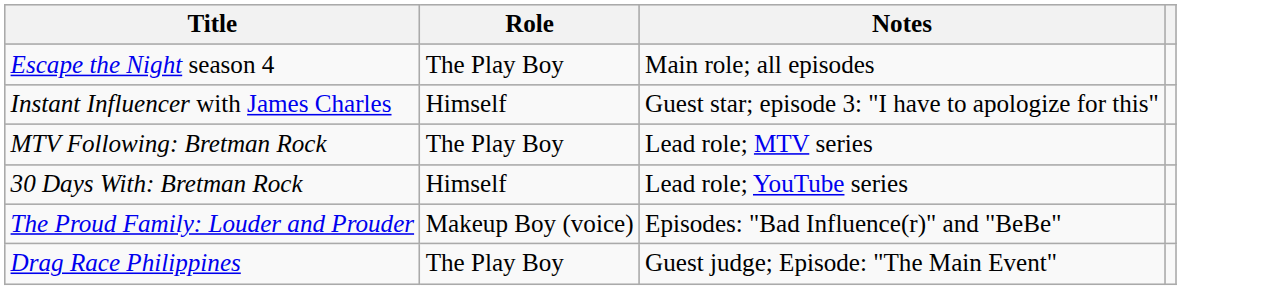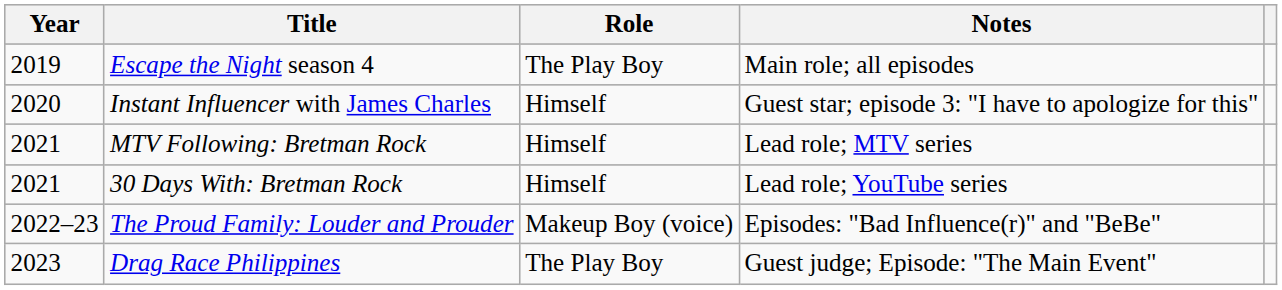+ column: (55, 24)
(495, 143) The Play Boy -> (566, 143) Himself
